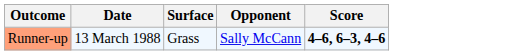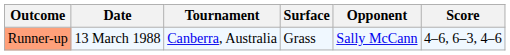+ column: (222, 15)
(347, 38) bold -> (463, 38) normal
